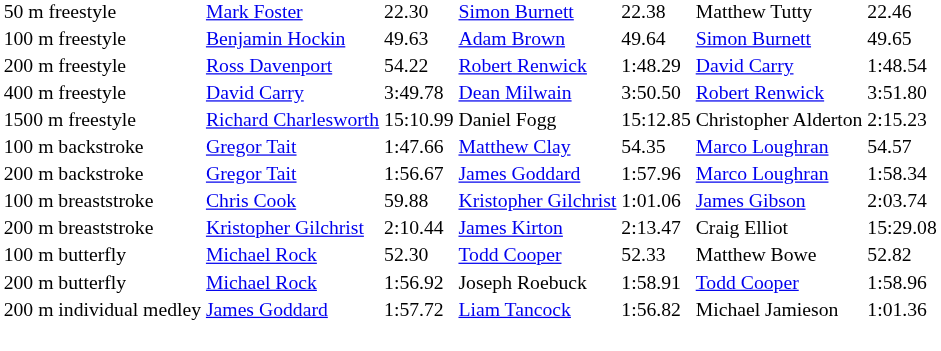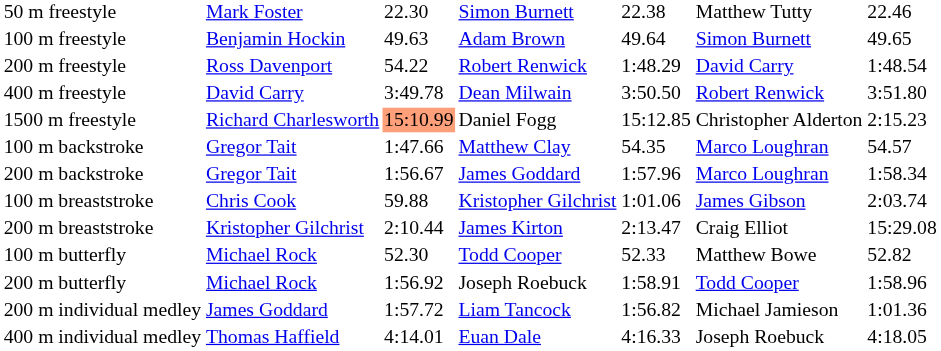(419, 119) no background -> (419, 119) lightsalmon background
+ row: (102, 336)
